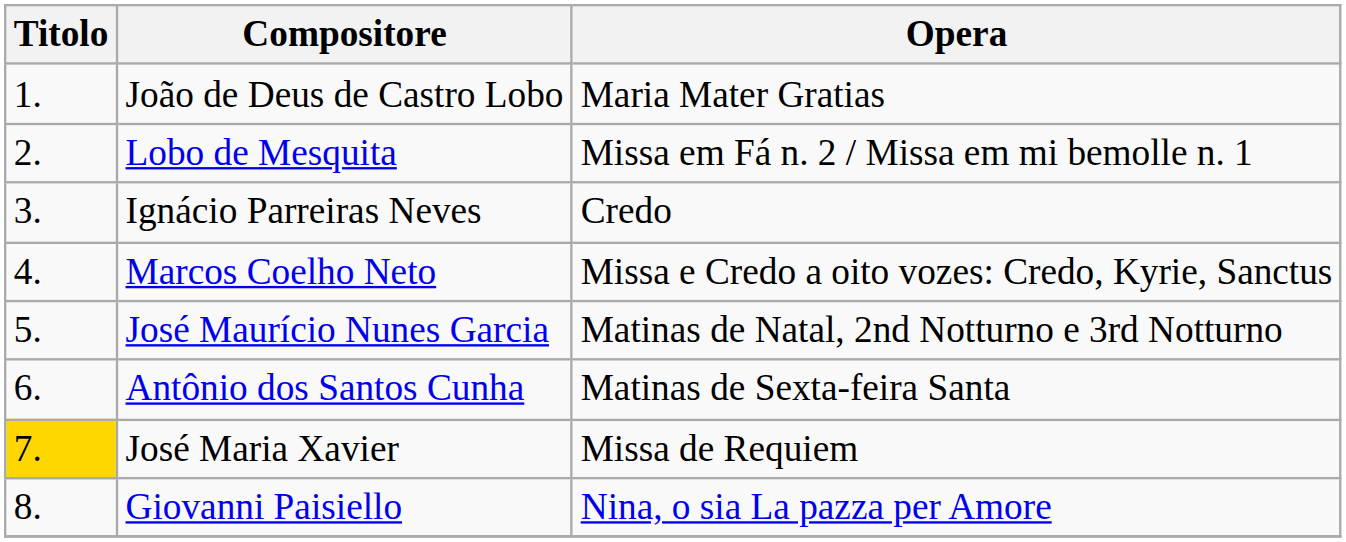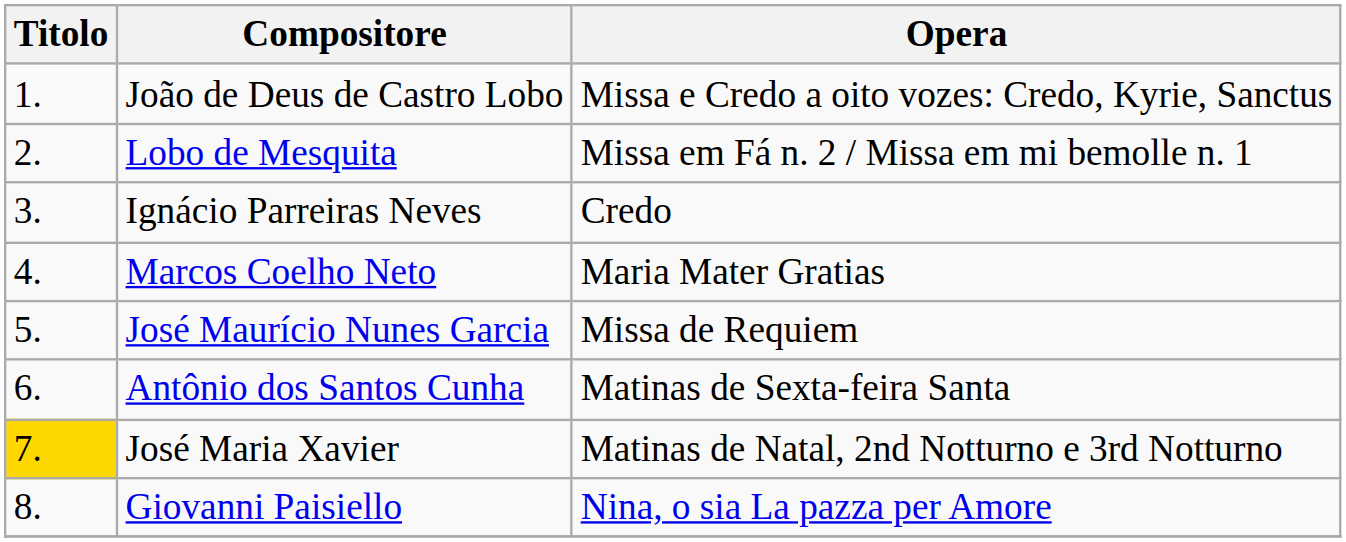(733, 93) Maria Mater Gratias -> (957, 93) Missa e Credo a oito vozes: Credo, Kyrie, Sanctus
(957, 270) Missa e Credo a oito vozes: Credo, Kyrie, Sanctus -> (733, 270) Maria Mater Gratias
(932, 329) Matinas de Natal, 2nd Notturno e 3rd Notturno -> (719, 329) Missa de Requiem
(719, 447) Missa de Requiem -> (932, 447) Matinas de Natal, 2nd Notturno e 3rd Notturno
